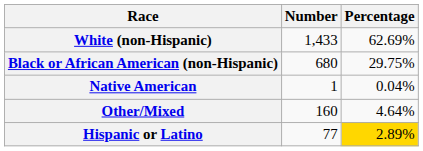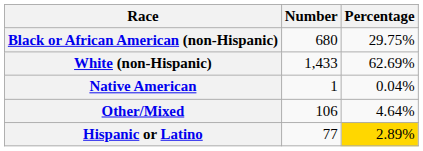rows swapped: (143, 39) <-> (143, 63)
(327, 110) 160 -> (327, 110) 106
